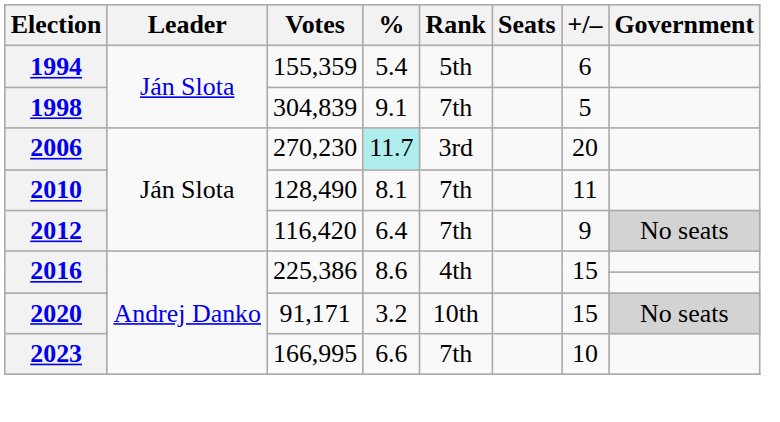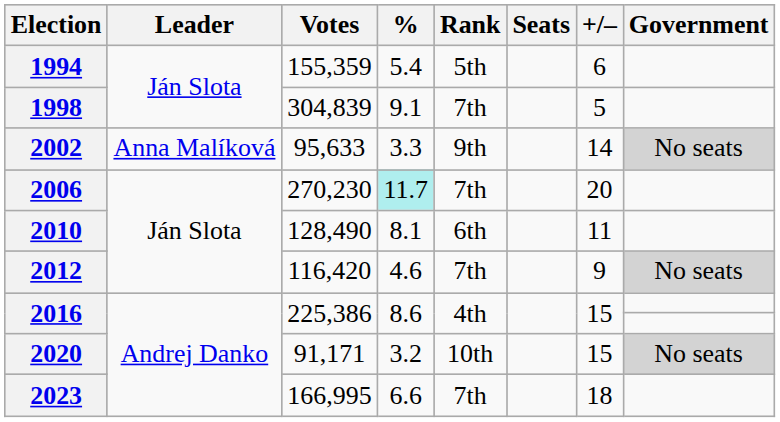+ row: (56, 148)
(456, 148) 3rd -> (470, 189) 7th
(456, 189) 7th -> (470, 230) 6th
(391, 230) 6.4 -> (406, 271) 4.6
(585, 353) 10 -> (599, 395) 18
